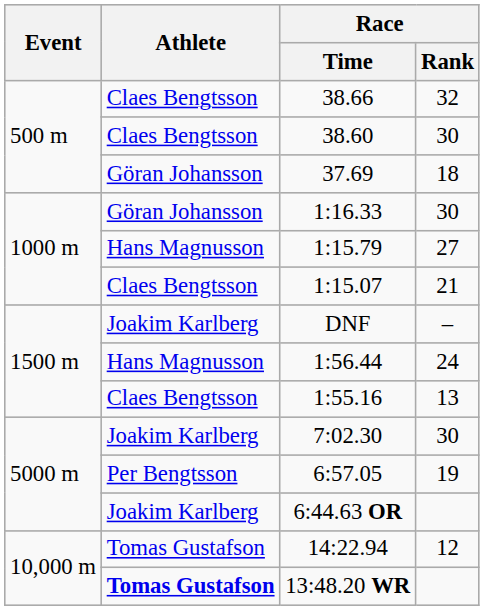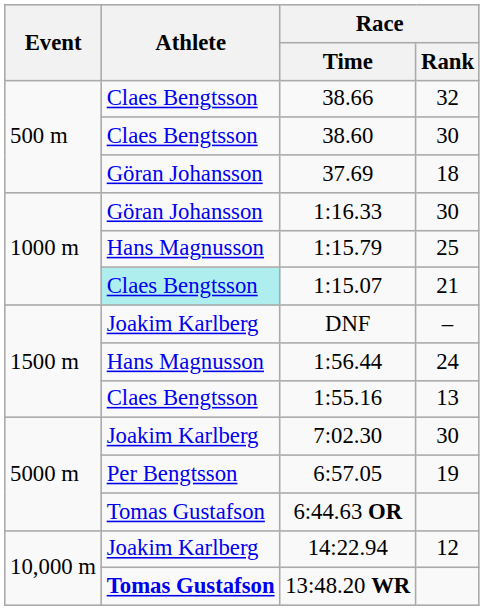(448, 248) 27 -> (448, 248) 25
(182, 286) no background -> (182, 286) paleturquoise background
(183, 511) Joakim Karlberg -> (186, 511) Tomas Gustafson
(186, 549) Tomas Gustafson -> (183, 549) Joakim Karlberg
